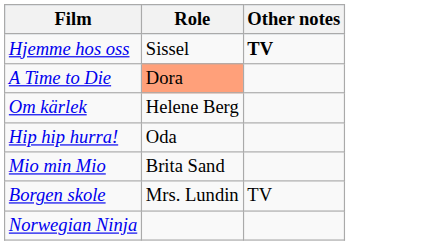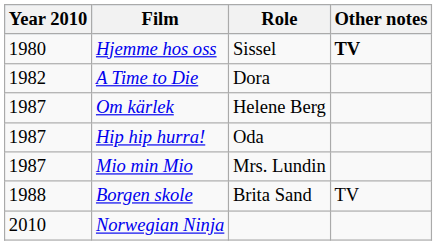+ column: (48, 19)
(164, 78) lightsalmon background -> (251, 78) no background
(185, 166) Brita Sand -> (279, 166) Mrs. Lundin
(192, 195) Mrs. Lundin -> (272, 195) Brita Sand
